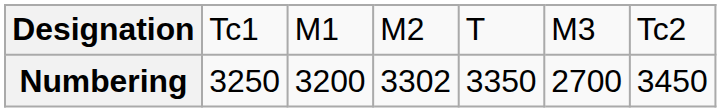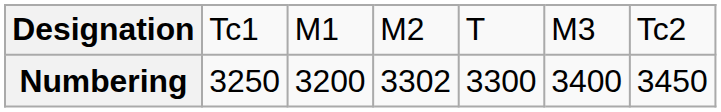(501, 80) 3350 -> (501, 80) 3300
(587, 80) 2700 -> (587, 80) 3400
